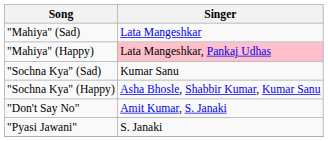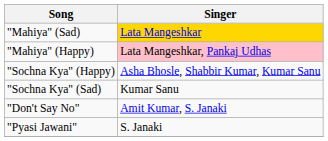(161, 32) no background -> (161, 32) gold background
rows swapped: (61, 89) <-> (54, 70)
